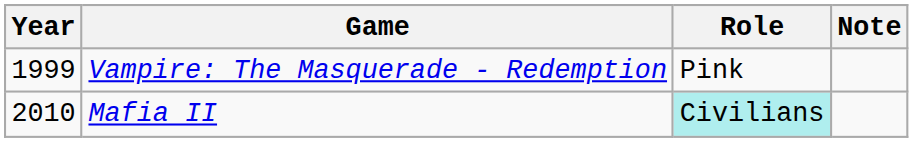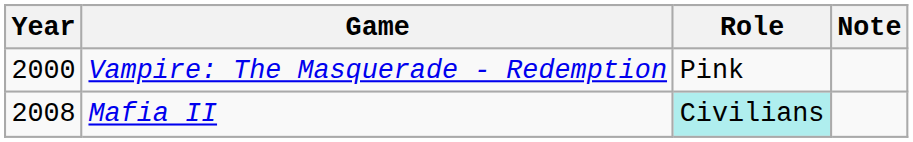(44, 70) 1999 -> (44, 70) 2000
(44, 114) 2010 -> (44, 114) 2008
